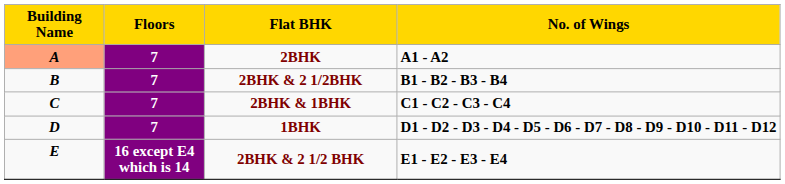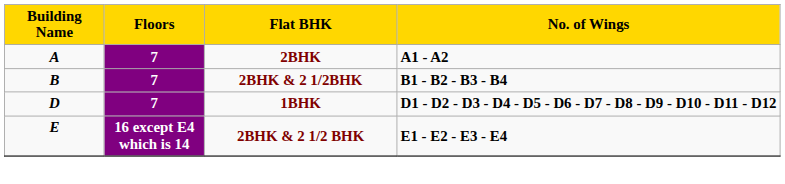(54, 56) lightsalmon background -> (54, 56) no background
- row: (301, 103)
